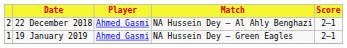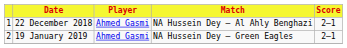(9, 24) 2 -> (9, 24) 1
(9, 37) 1 -> (9, 37) 2
